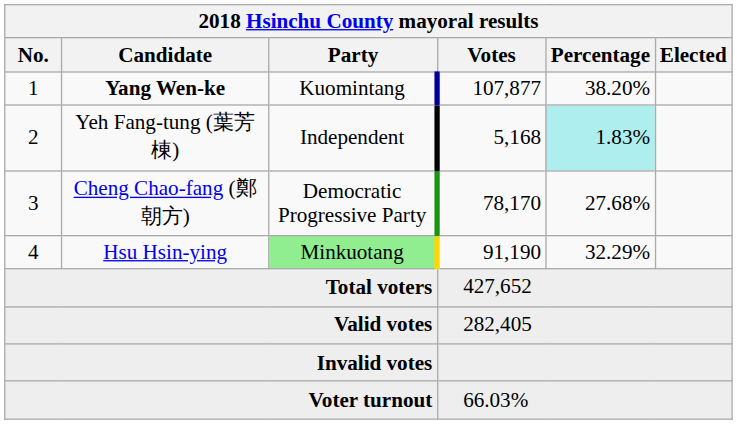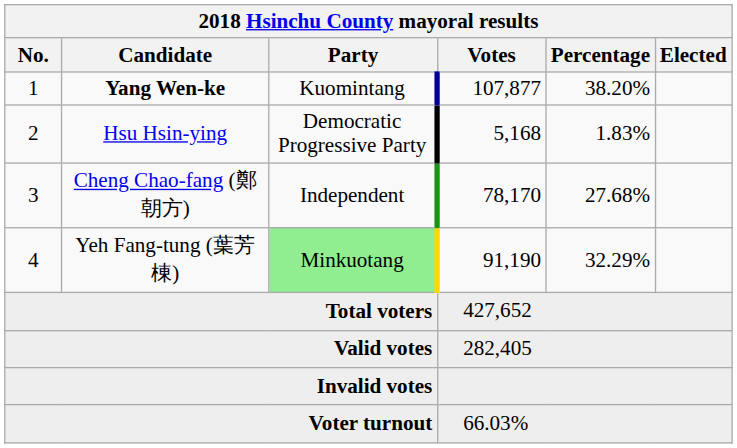(165, 136) Yeh Fang-tung (葉芳棟) -> (165, 133) Hsu Hsin-ying
(352, 137) Independent -> (352, 133) Democratic Progressive Party
(623, 137) paleturquoise background -> (623, 133) no background
(352, 202) Democratic Progressive Party -> (352, 194) Independent
(165, 252) Hsu Hsin-ying -> (165, 259) Yeh Fang-tung (葉芳棟)
